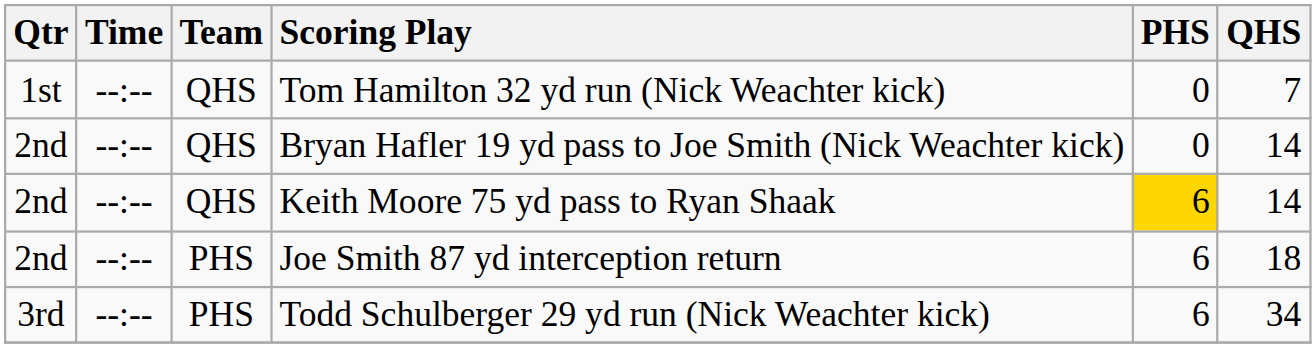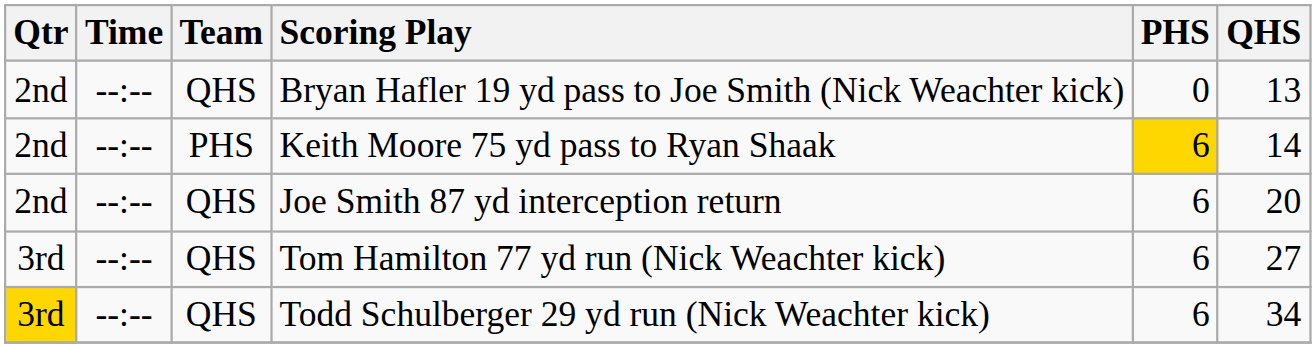- row: (612, 88)
(1283, 145) 14 -> (1283, 88) 13
(221, 201) QHS -> (221, 145) PHS
(221, 257) PHS -> (221, 201) QHS
(1283, 257) 18 -> (1283, 201) 20
+ row: (612, 257)
(41, 314) no background -> (41, 314) gold background
(221, 314) PHS -> (221, 314) QHS
